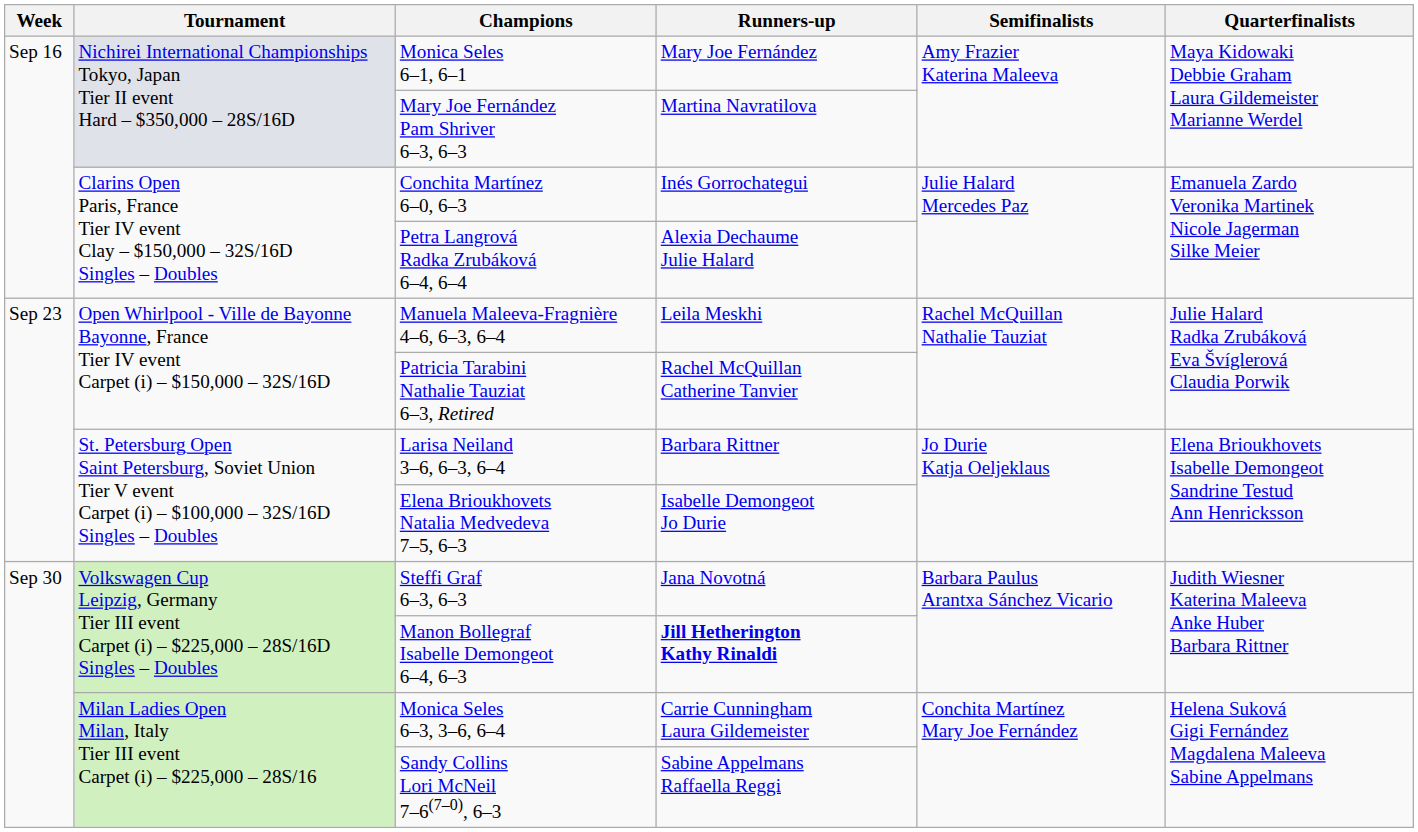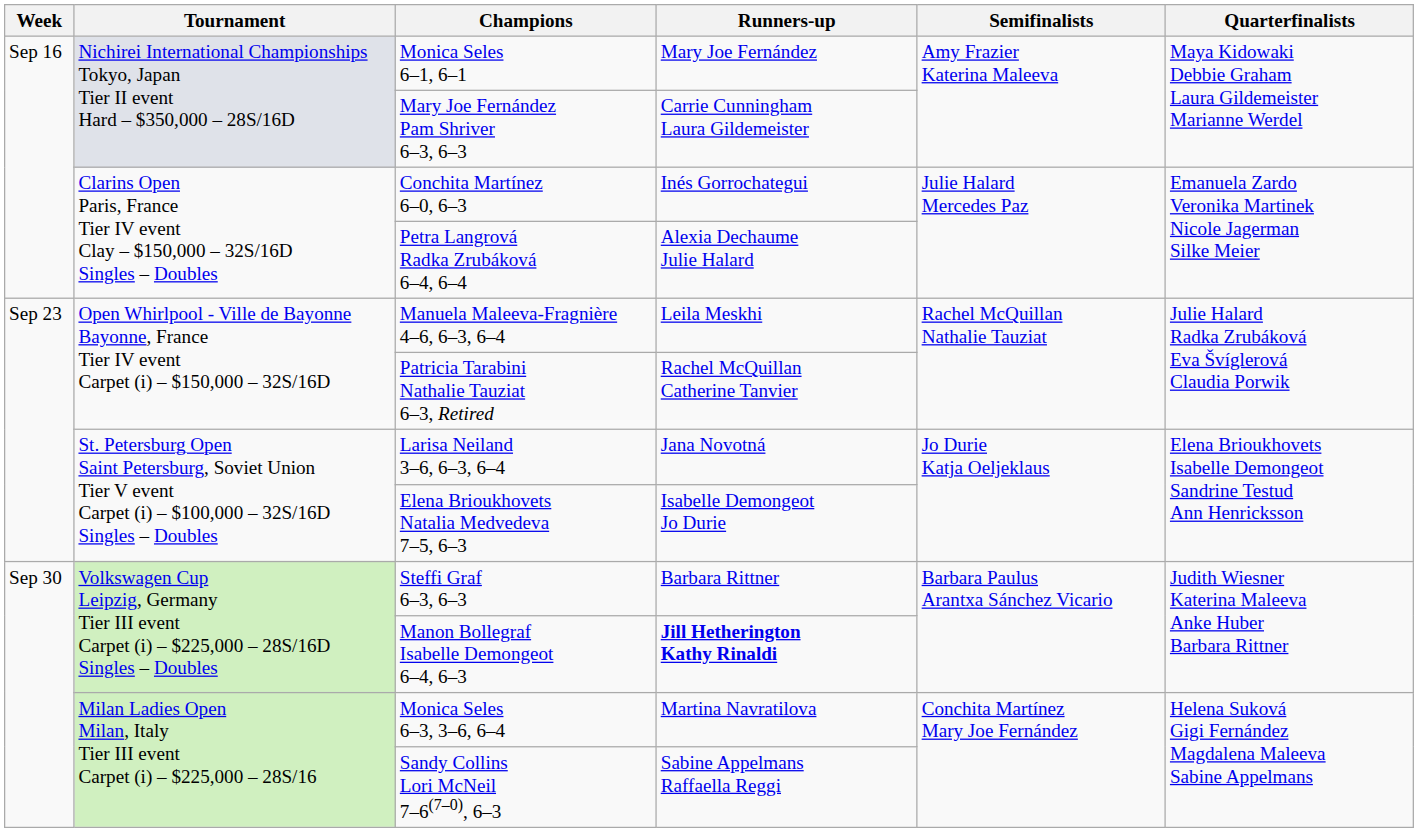(739, 106) Martina Navratilova -> (736, 117) Carrie Cunningham Laura Gildemeister
(720, 445) Barbara Rittner -> (713, 445) Jana Novotná
(713, 576) Jana Novotná -> (720, 576) Barbara Rittner
(736, 719) Carrie Cunningham Laura Gildemeister -> (739, 708) Martina Navratilova
